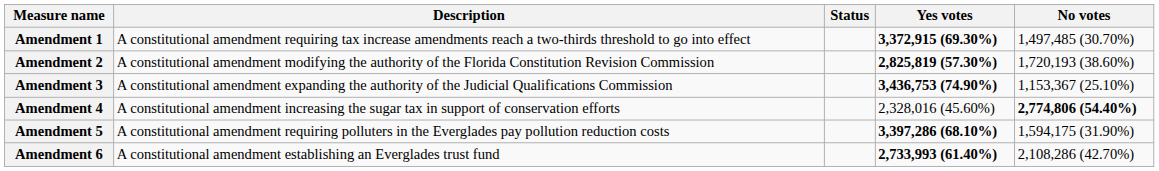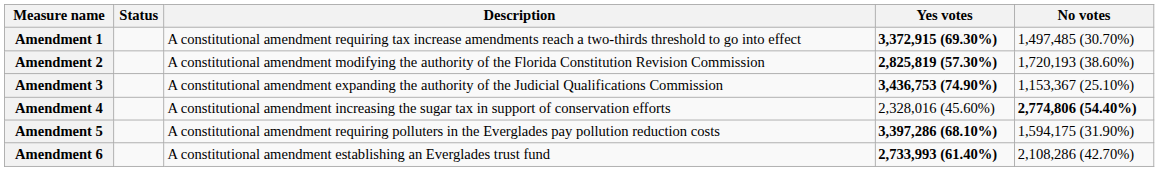columns swapped: (469, 16) <-> (850, 16)
